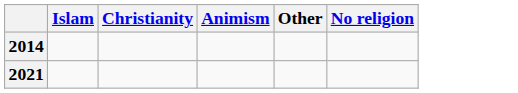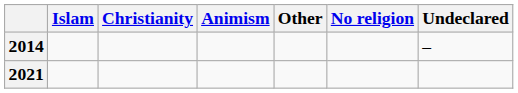+ column: (466, 18)
